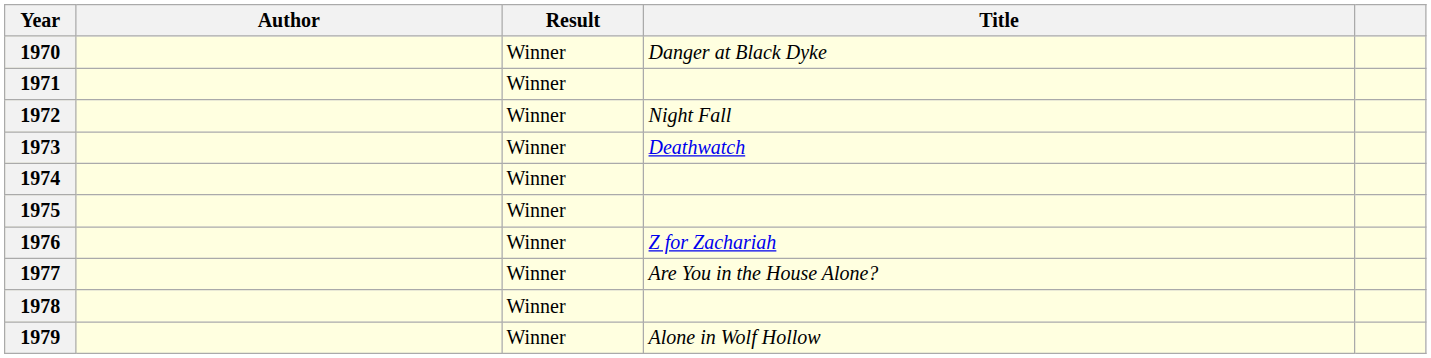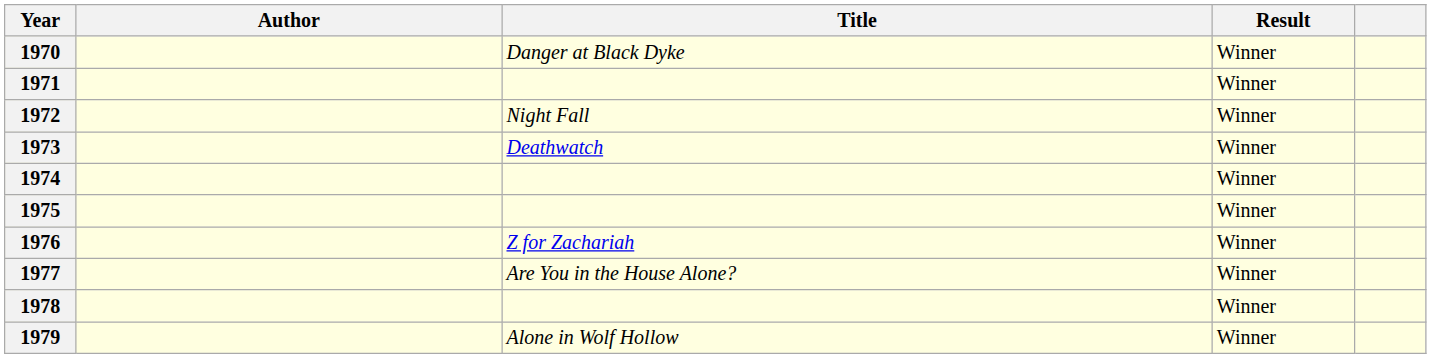columns swapped: (999, 20) <-> (573, 20)
